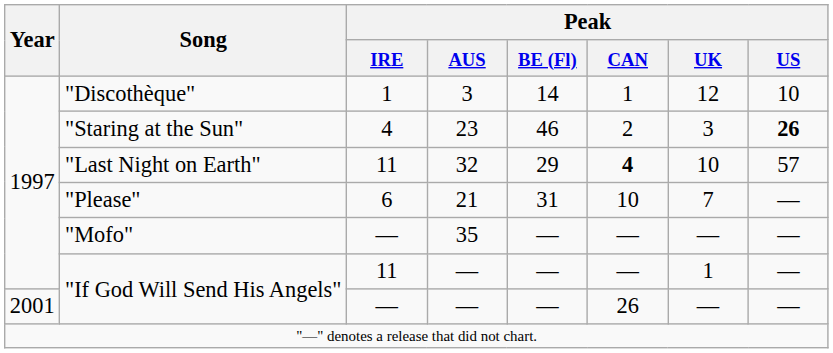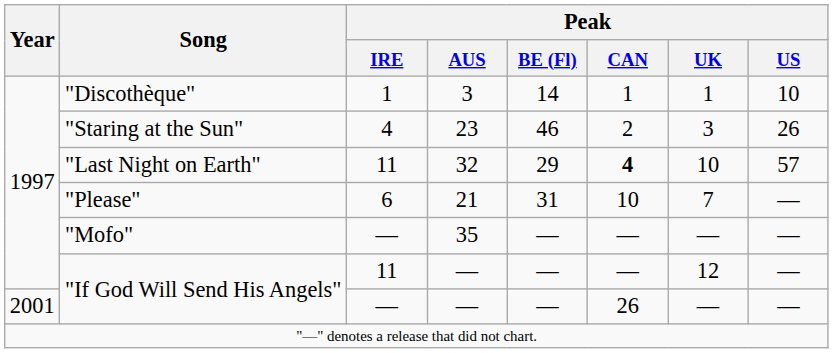(708, 93) 12 -> (708, 93) 1
(788, 128) bold -> (788, 128) normal
(708, 270) 1 -> (708, 270) 12
